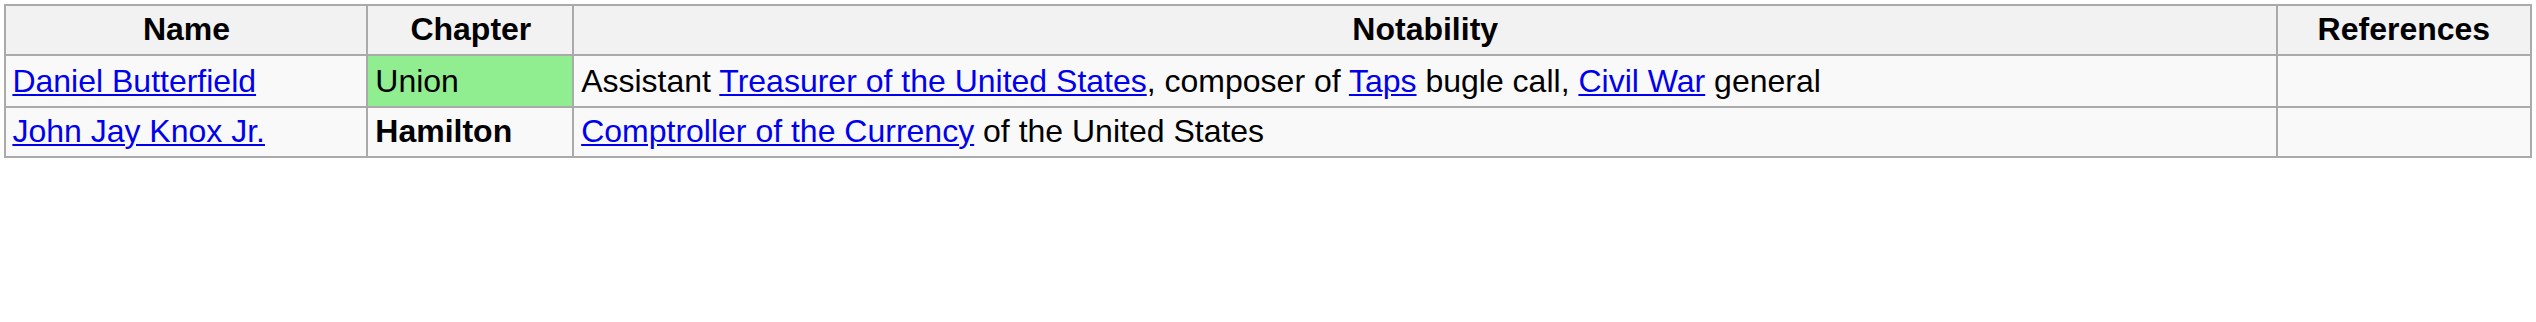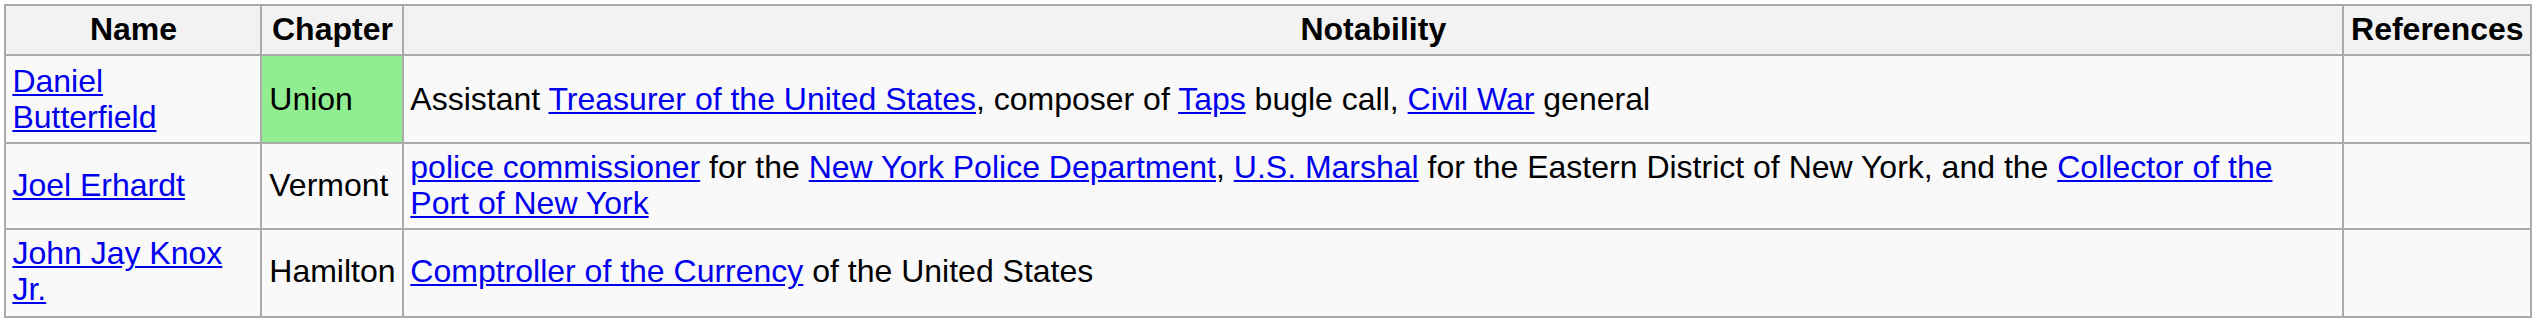+ row: (99, 185)
(444, 131) bold -> (332, 272) normal
